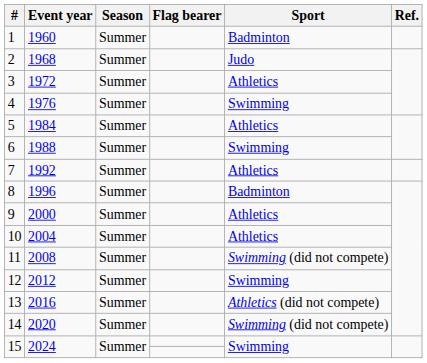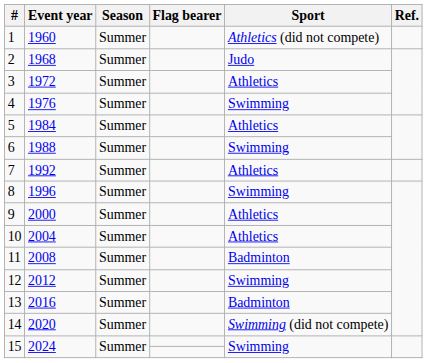(259, 37) Badminton -> (303, 37) Athletics (did not compete)
(259, 192) Badminton -> (258, 192) Swimming
(308, 258) Swimming (did not compete) -> (259, 258) Badminton
(303, 302) Athletics (did not compete) -> (259, 302) Badminton
